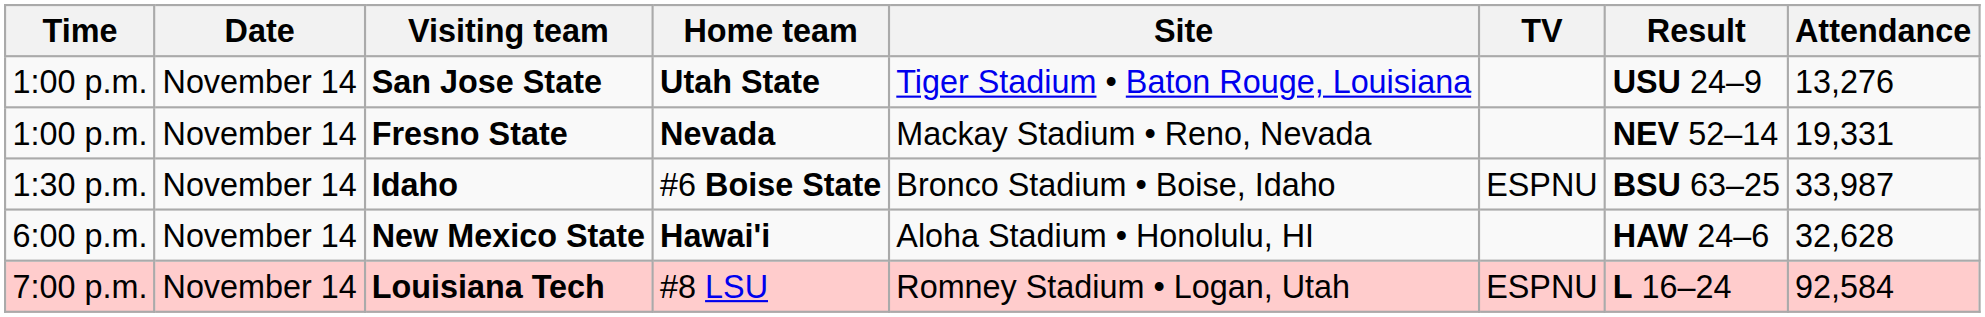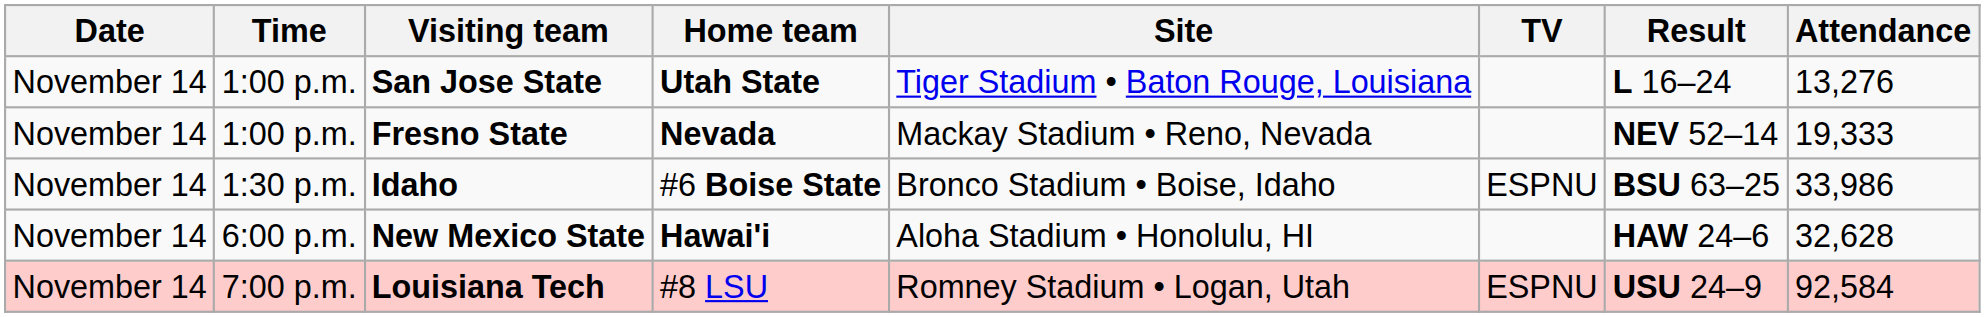columns swapped: (260, 31) <-> (80, 31)
(1687, 82) USU 24–9 -> (1672, 82) L 16–24
(1844, 133) 19,331 -> (1844, 133) 19,333
(1844, 185) 33,987 -> (1844, 185) 33,986
(1672, 287) L 16–24 -> (1687, 287) USU 24–9
